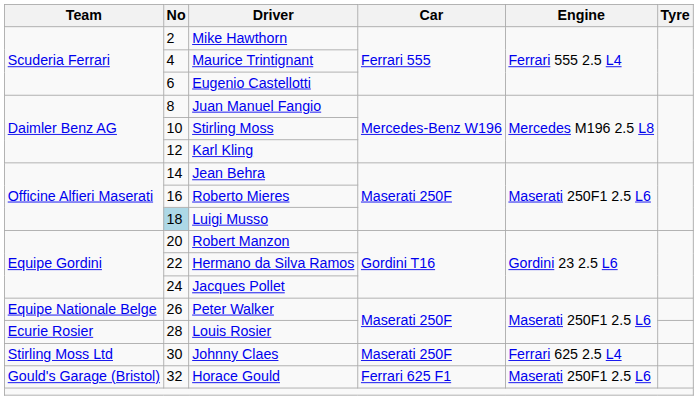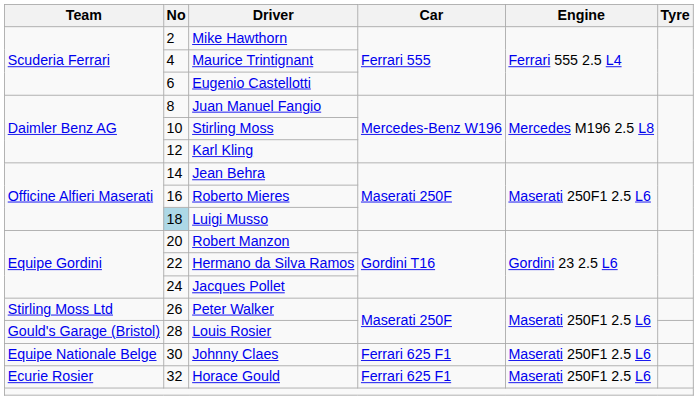(82, 309) Equipe Nationale Belge -> (60, 309) Stirling Moss Ltd
(50, 331) Ecurie Rosier -> (84, 331) Gould's Garage (Bristol)
(60, 354) Stirling Moss Ltd -> (82, 354) Equipe Nationale Belge
(406, 354) Maserati 250F -> (406, 354) Ferrari 625 F1
(565, 354) Ferrari 625 2.5 L4 -> (580, 354) Maserati 250F1 2.5 L6
(84, 377) Gould's Garage (Bristol) -> (50, 377) Ecurie Rosier
